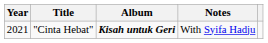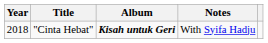(18, 30) 2021 -> (18, 30) 2018
